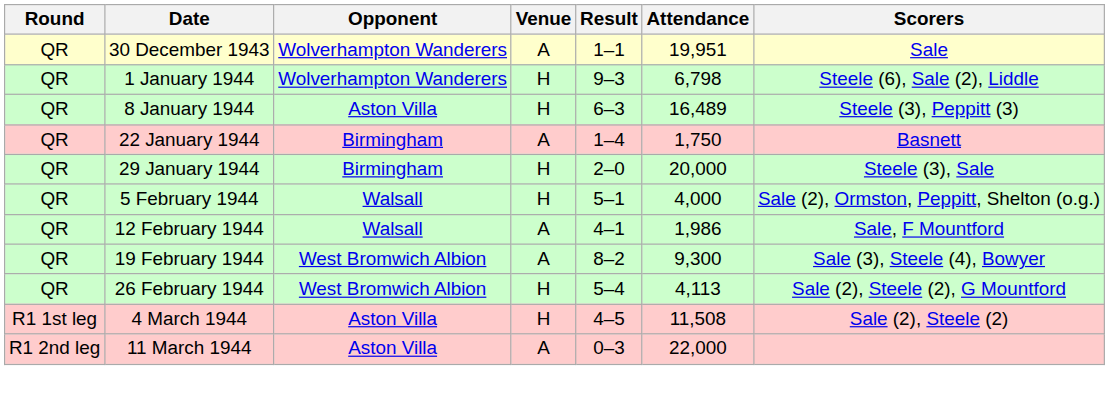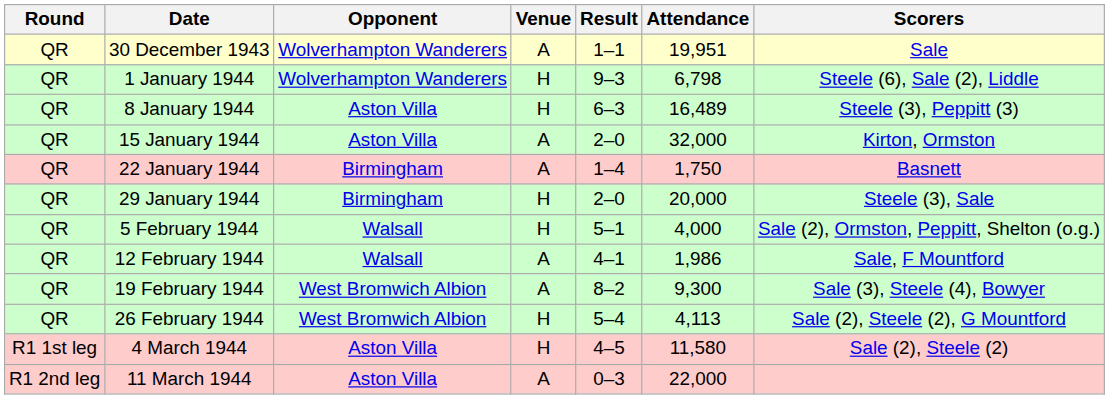+ row: (189, 139)
(698, 318) 11,508 -> (698, 348) 11,580
